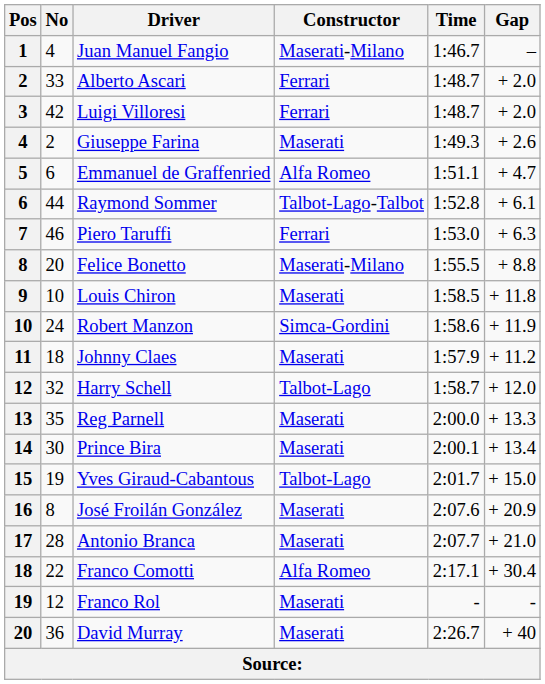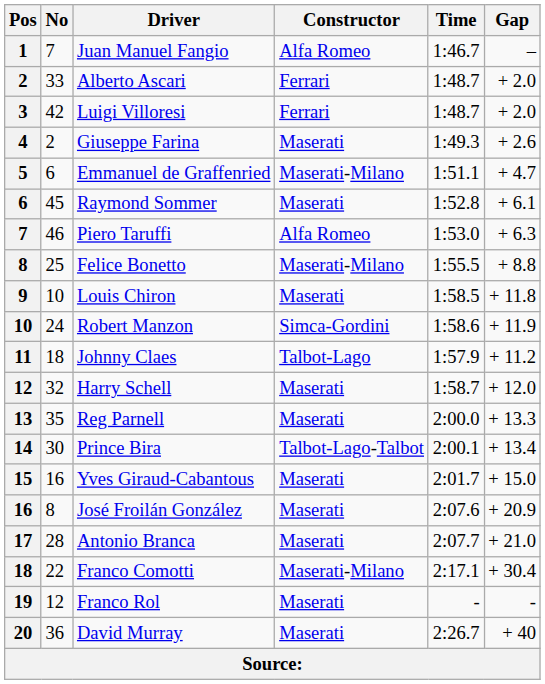(50, 50) 4 -> (50, 50) 7
(342, 50) Maserati-Milano -> (325, 50) Alfa Romeo
(325, 173) Alfa Romeo -> (342, 173) Maserati-Milano
(55, 204) 44 -> (55, 204) 45
(352, 204) Talbot-Lago-Talbot -> (312, 204) Maserati
(304, 234) Ferrari -> (325, 234) Alfa Romeo
(55, 265) 20 -> (55, 265) 25
(312, 357) Maserati -> (325, 357) Talbot-Lago
(325, 387) Talbot-Lago -> (312, 387) Maserati
(312, 449) Maserati -> (352, 449) Talbot-Lago-Talbot
(55, 479) 19 -> (55, 479) 16
(325, 479) Talbot-Lago -> (312, 479) Maserati
(325, 571) Alfa Romeo -> (342, 571) Maserati-Milano
